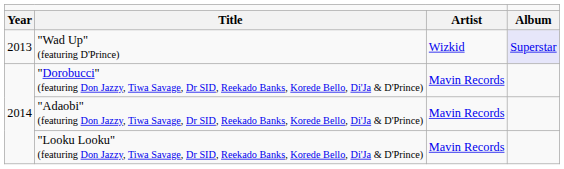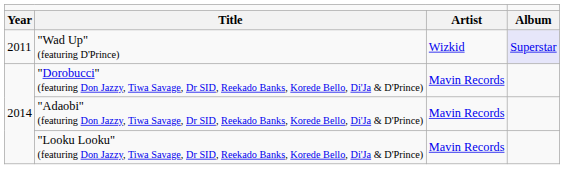(20, 46) 2013 -> (19, 46) 2011
